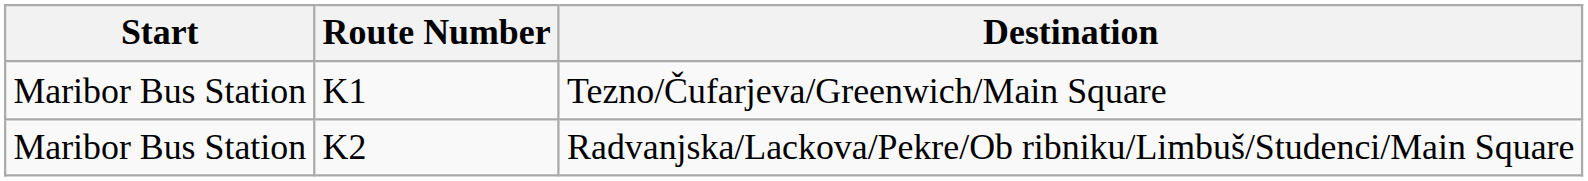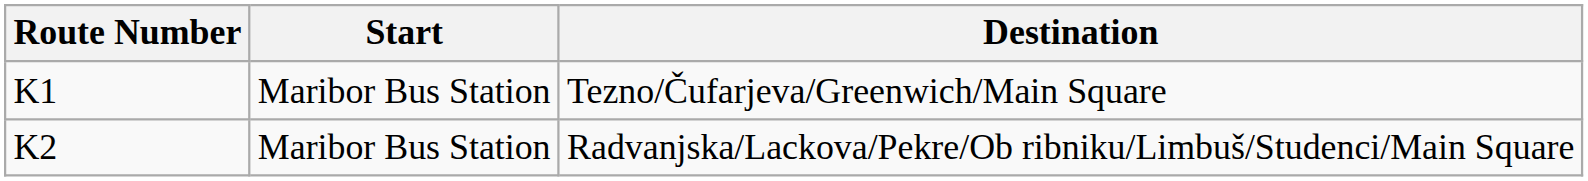columns swapped: (437, 32) <-> (160, 32)
